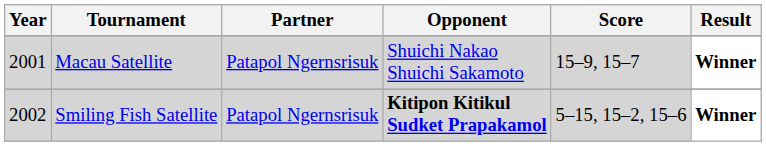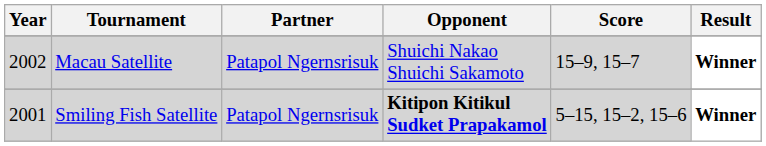(28, 62) 2001 -> (28, 62) 2002
(28, 115) 2002 -> (28, 115) 2001
